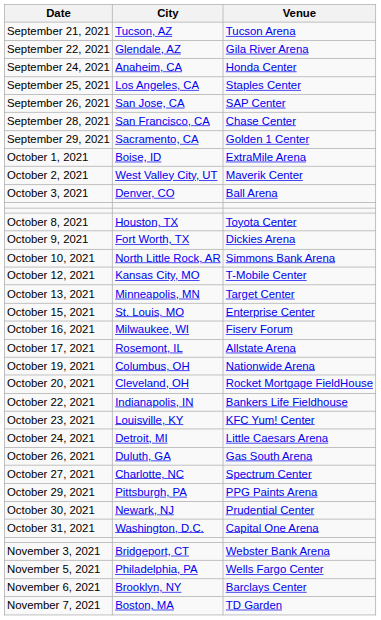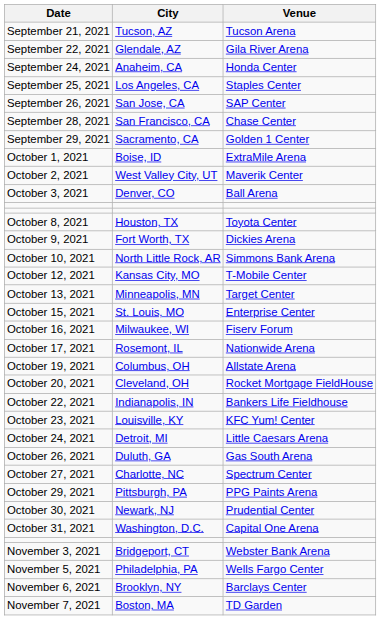(261, 348) Allstate Arena -> (270, 348) Nationwide Arena
(270, 366) Nationwide Arena -> (261, 366) Allstate Arena
